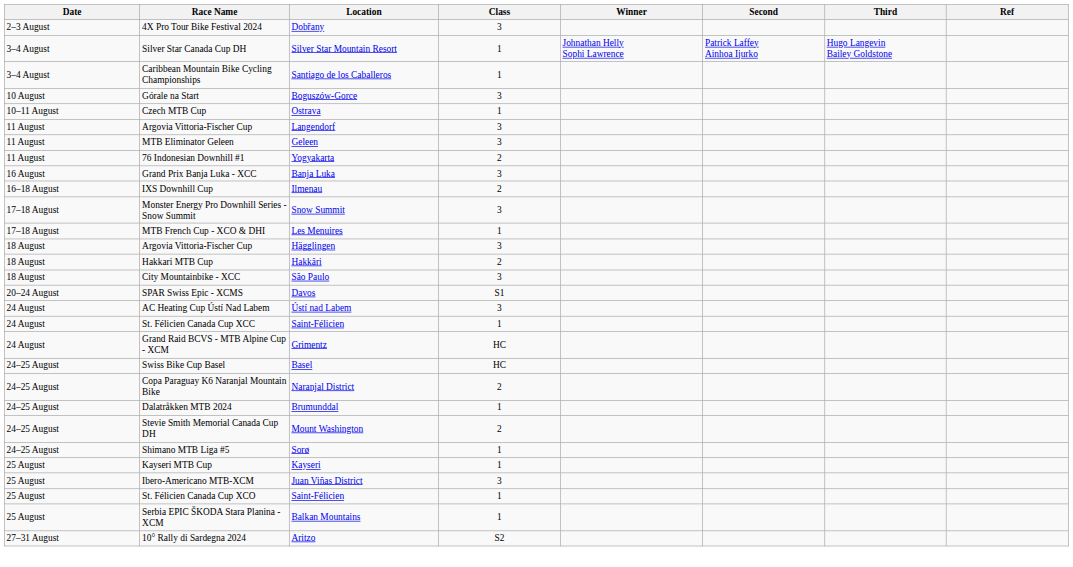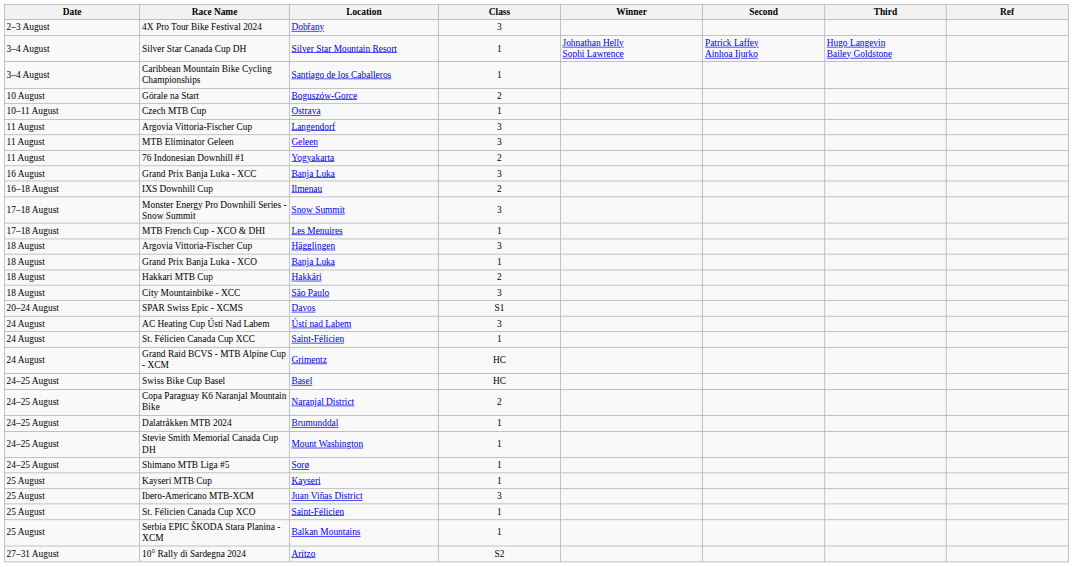(499, 95) 3 -> (499, 95) 2
+ row: (200, 261)
(499, 428) 2 -> (499, 444) 1
